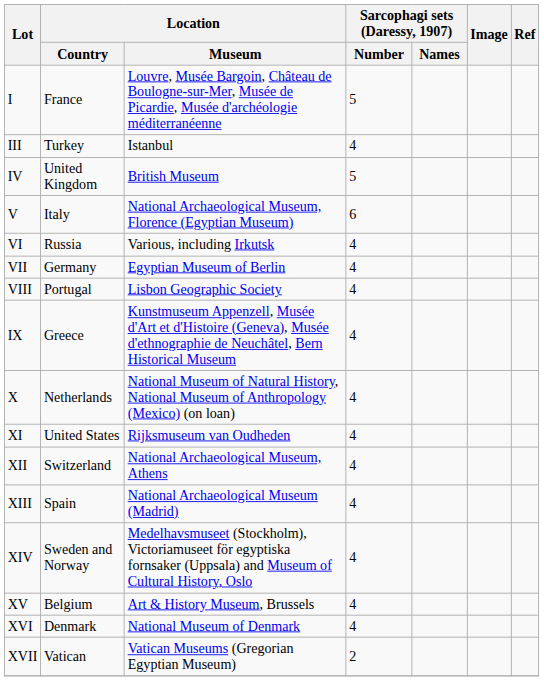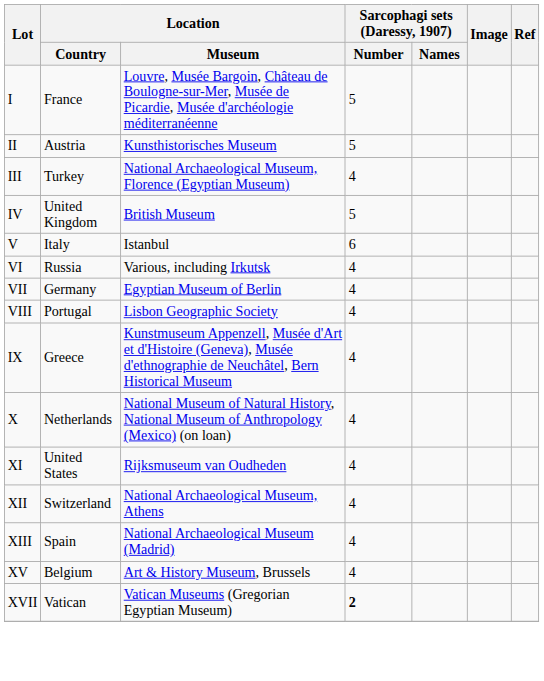+ row: (12, 146)
(150, 146) Istanbul -> (220, 176) National Archaeological Museum, Florence (Egyptian Museum)
(224, 214) National Archaeological Museum, Florence (Egyptian Museum) -> (146, 244) Istanbul
- row: (20, 557)
- row: (20, 626)
(353, 656) normal -> (352, 602) bold
